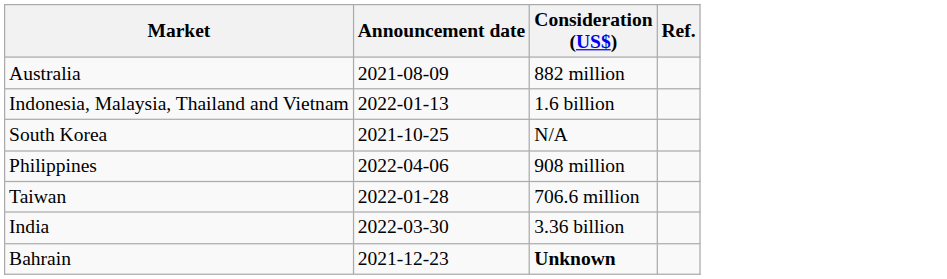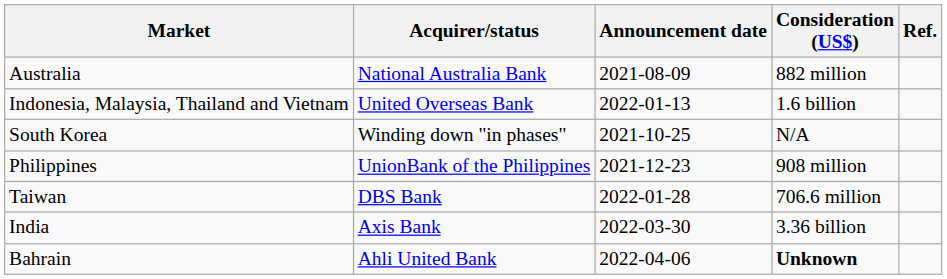+ column: (474, 30)
(403, 165) 2022-04-06 -> (645, 165) 2021-12-23
(403, 258) 2021-12-23 -> (645, 258) 2022-04-06
